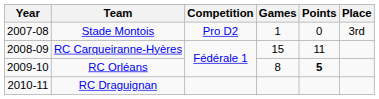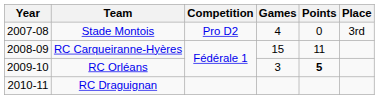(278, 31) 1 -> (278, 31) 4
(278, 67) 8 -> (278, 67) 3
